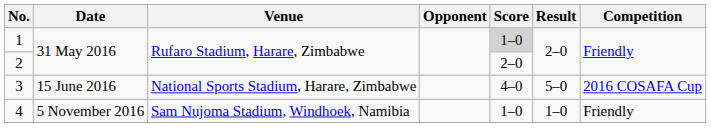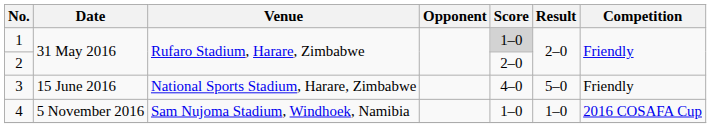(643, 87) 2016 COSAFA Cup -> (608, 87) Friendly
(608, 110) Friendly -> (643, 110) 2016 COSAFA Cup
